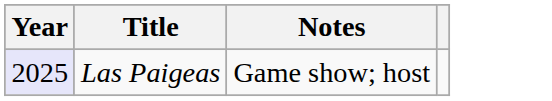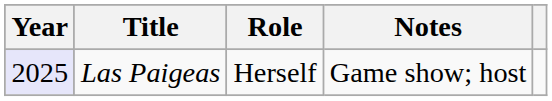+ column: (275, 26)
